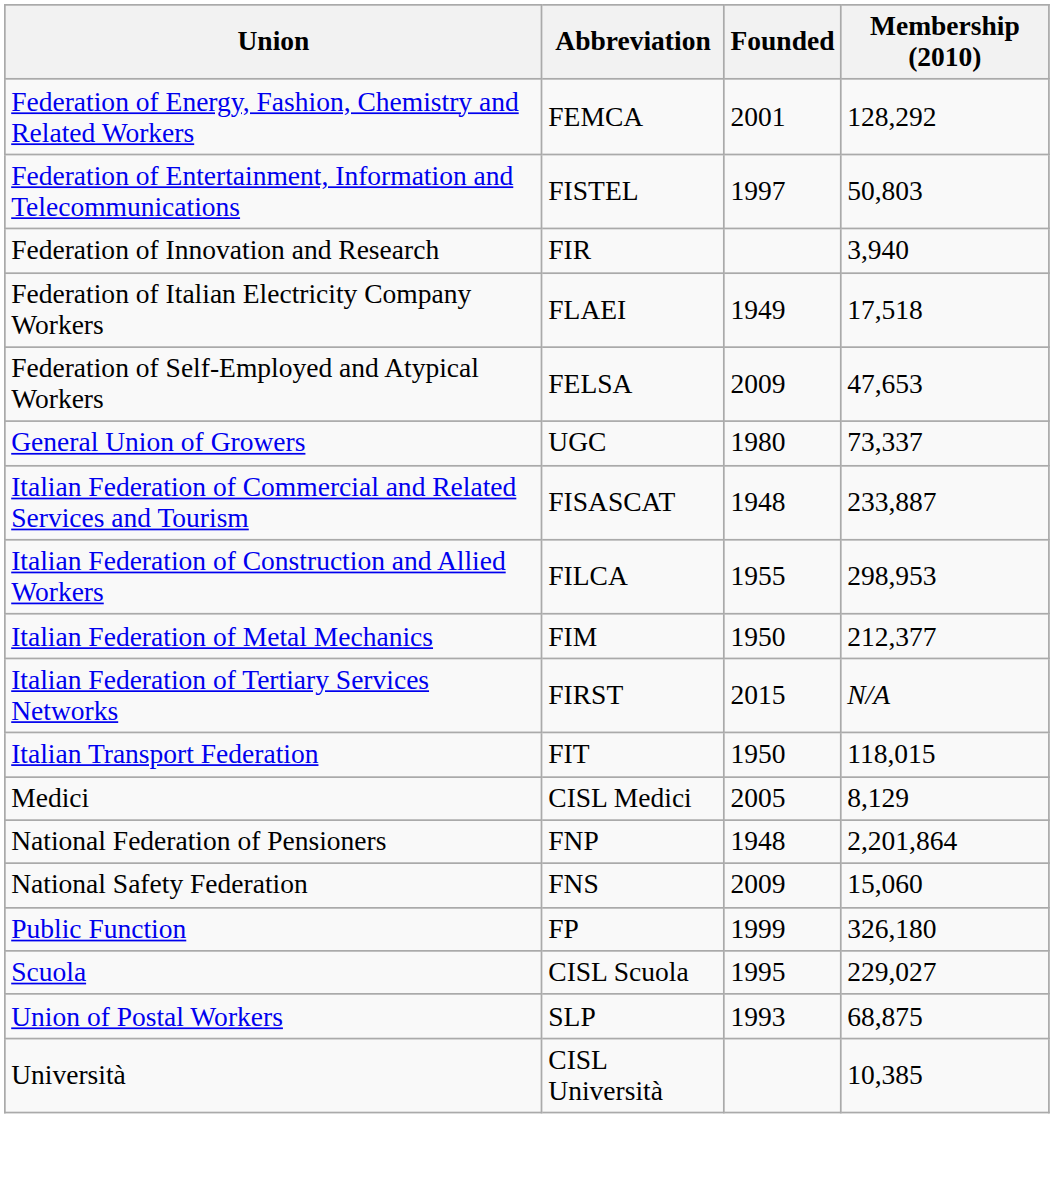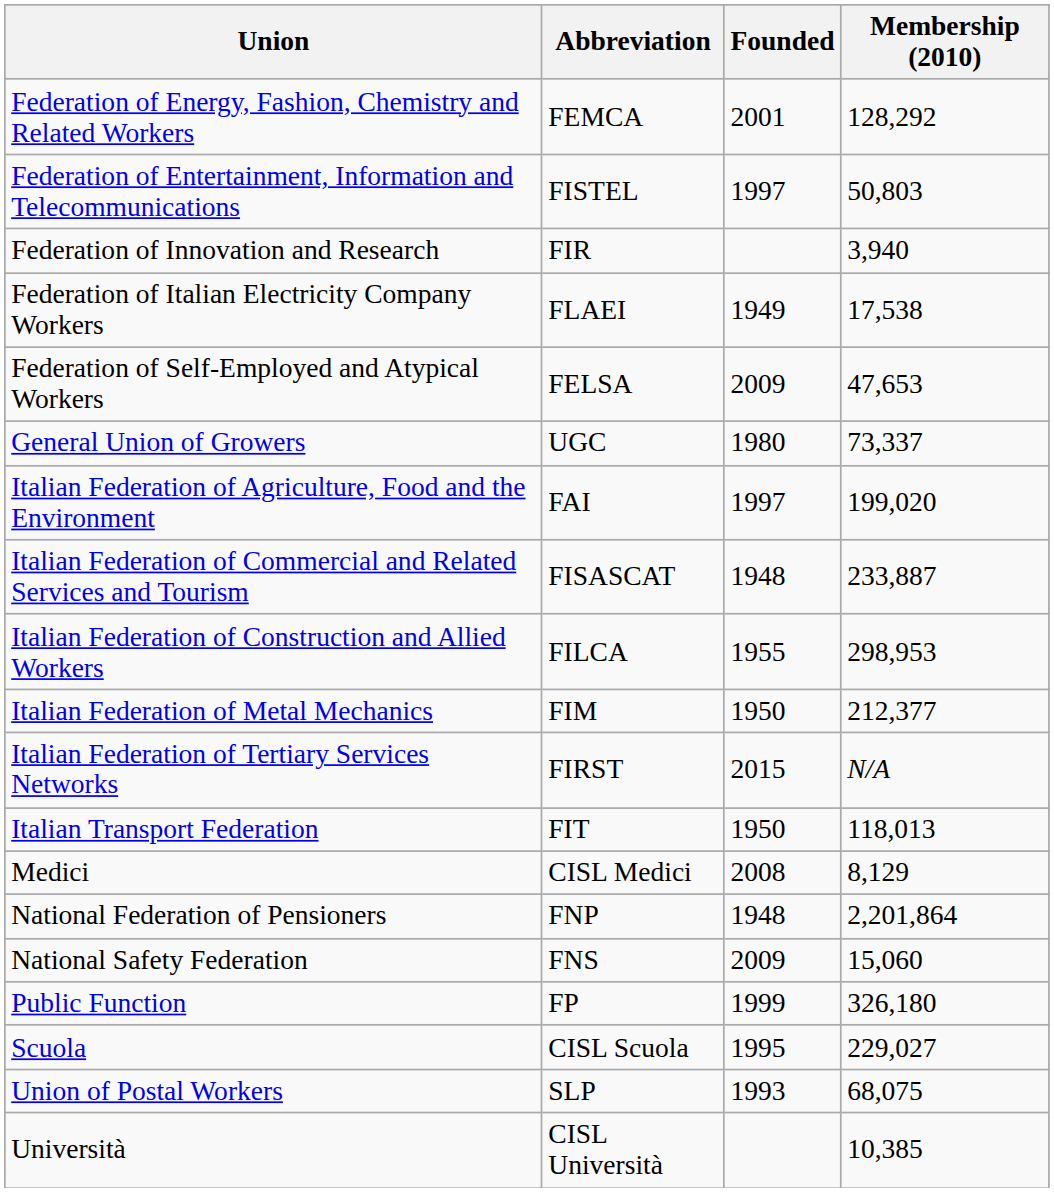(885, 309) 17,518 -> (885, 309) 17,538
+ row: (268, 502)
(891, 754) 118,015 -> (891, 828) 118,013
(758, 797) 2005 -> (758, 872) 2008
(885, 1015) 68,875 -> (885, 1090) 68,075
